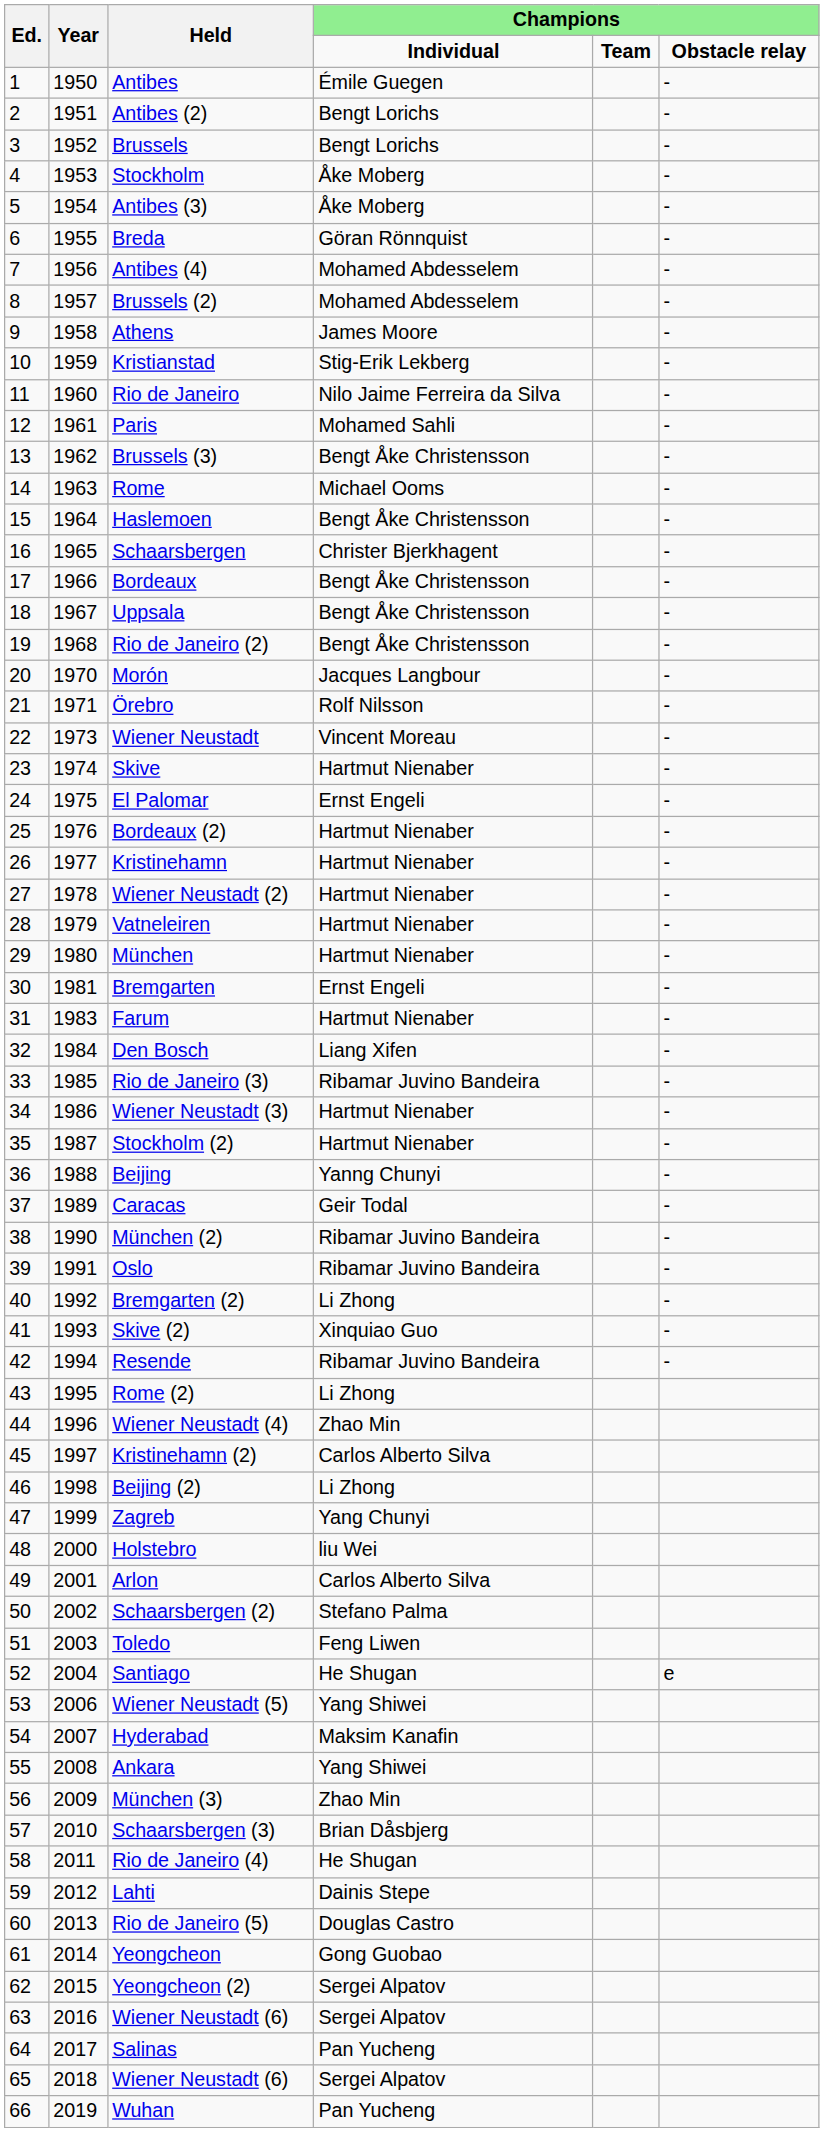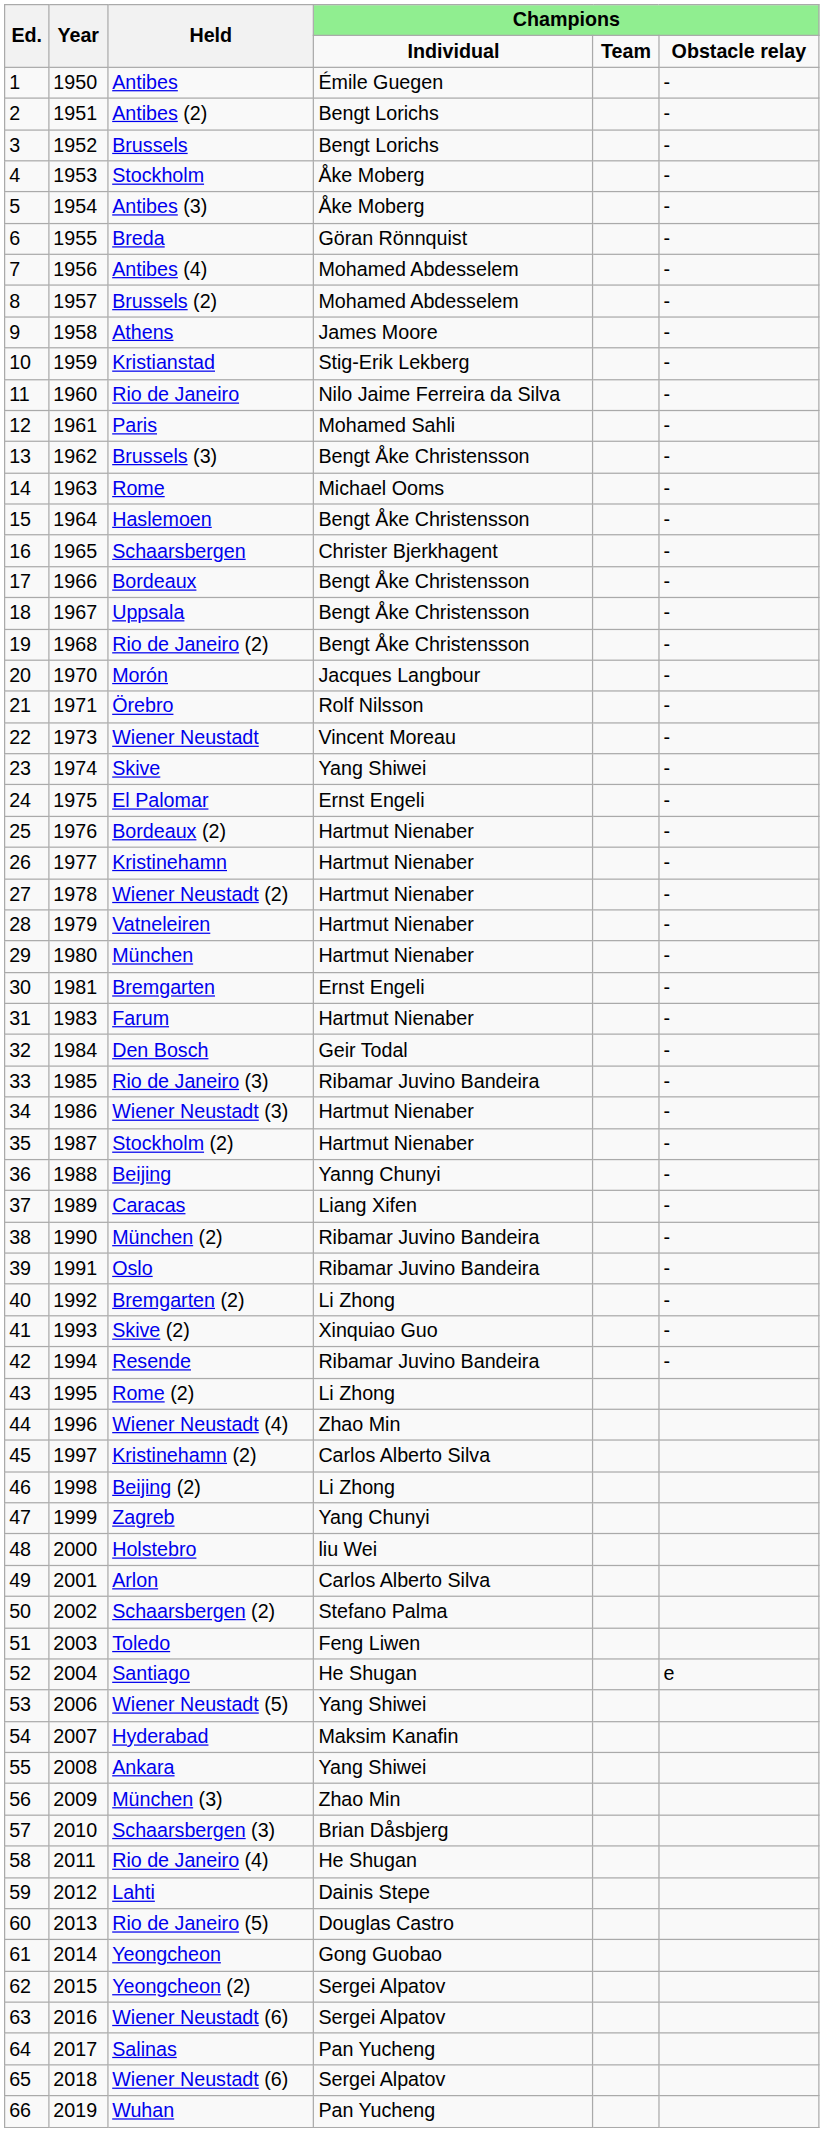(396, 769) Hartmut Nienaber -> (372, 769) Yang Shiwei
(368, 1050) Liang Xifen -> (363, 1050) Geir Todal
(363, 1206) Geir Todal -> (368, 1206) Liang Xifen
